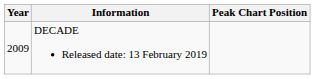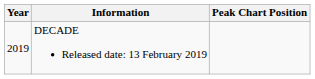(18, 48) 2009 -> (18, 48) 2019
